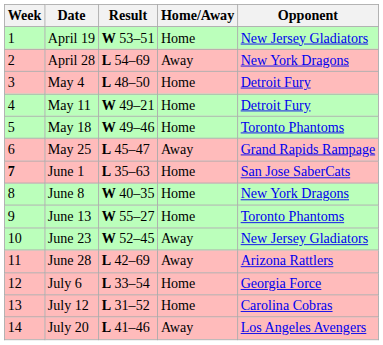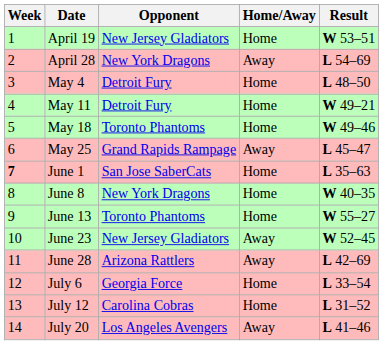columns swapped: (308, 15) <-> (128, 15)
